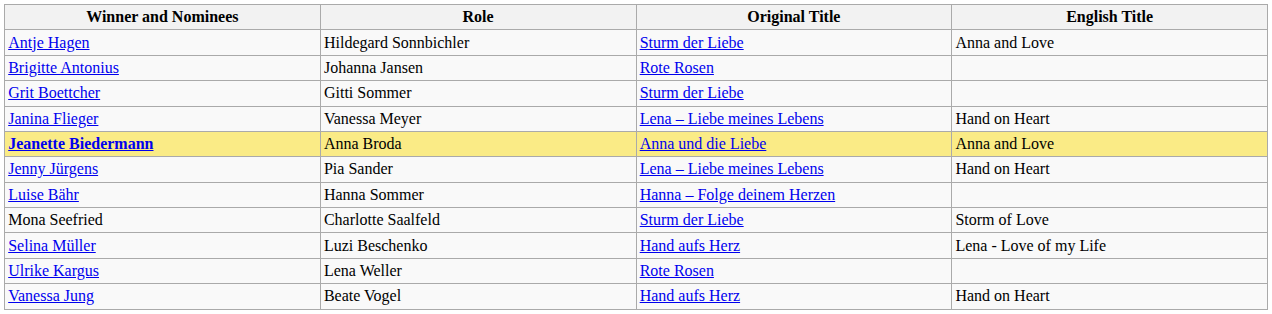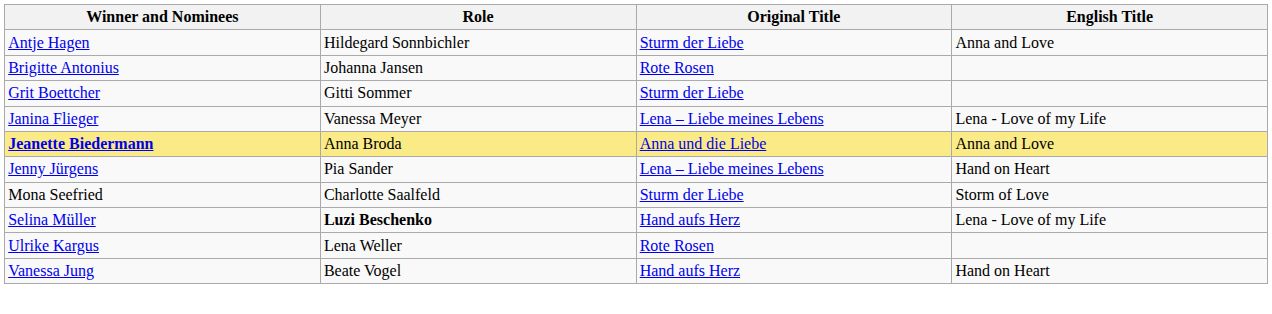(1003, 118) Hand on Heart -> (1031, 118) Lena - Love of my Life
- row: (44, 194)
(376, 245) normal -> (378, 220) bold
